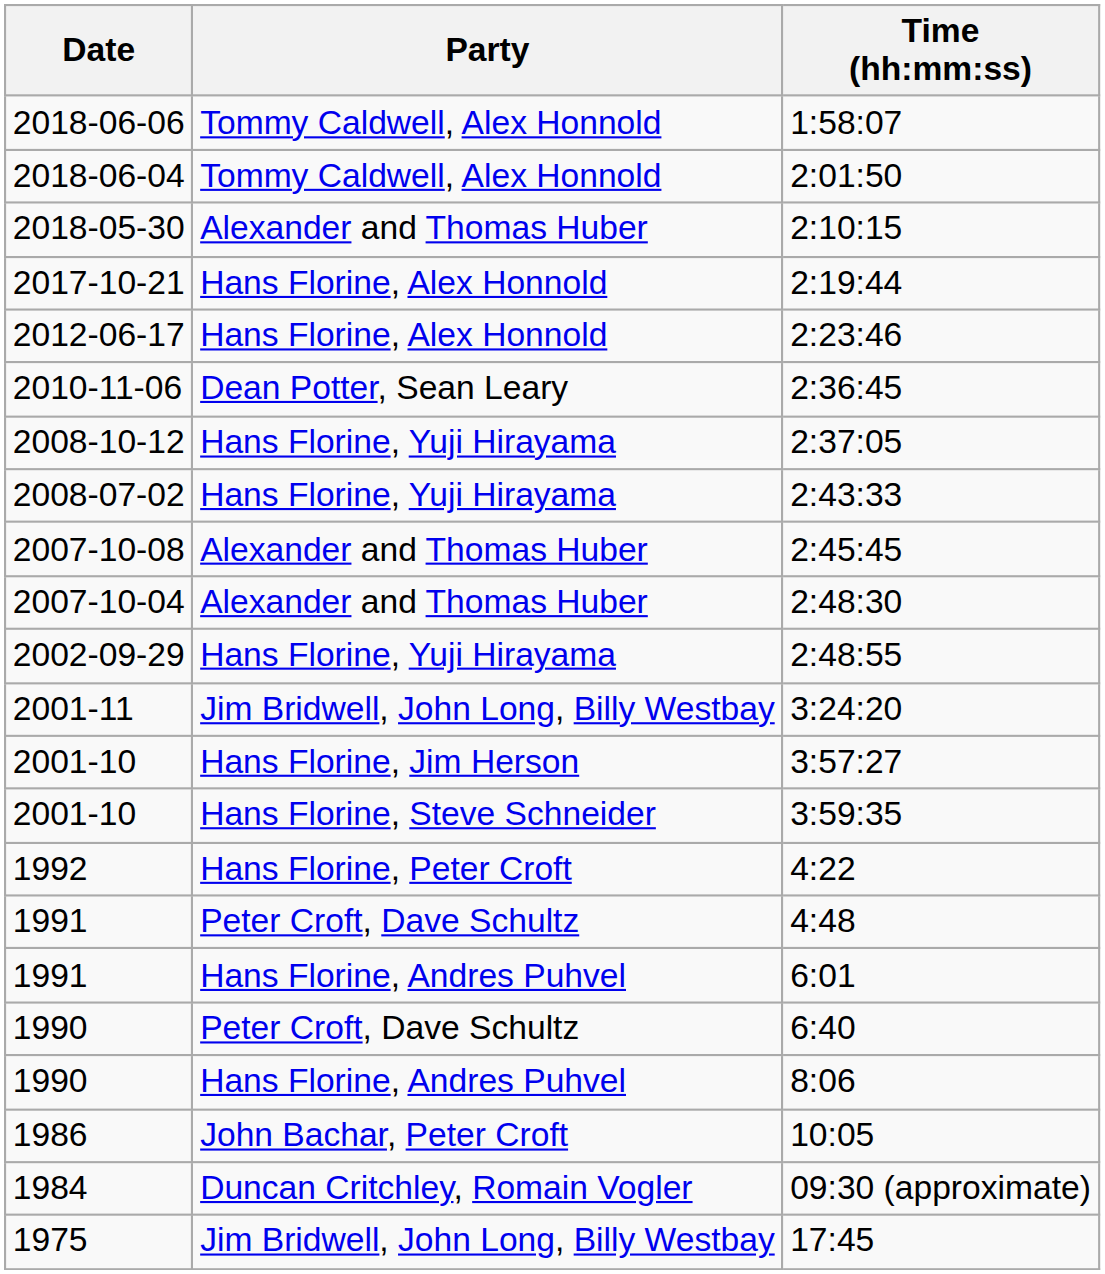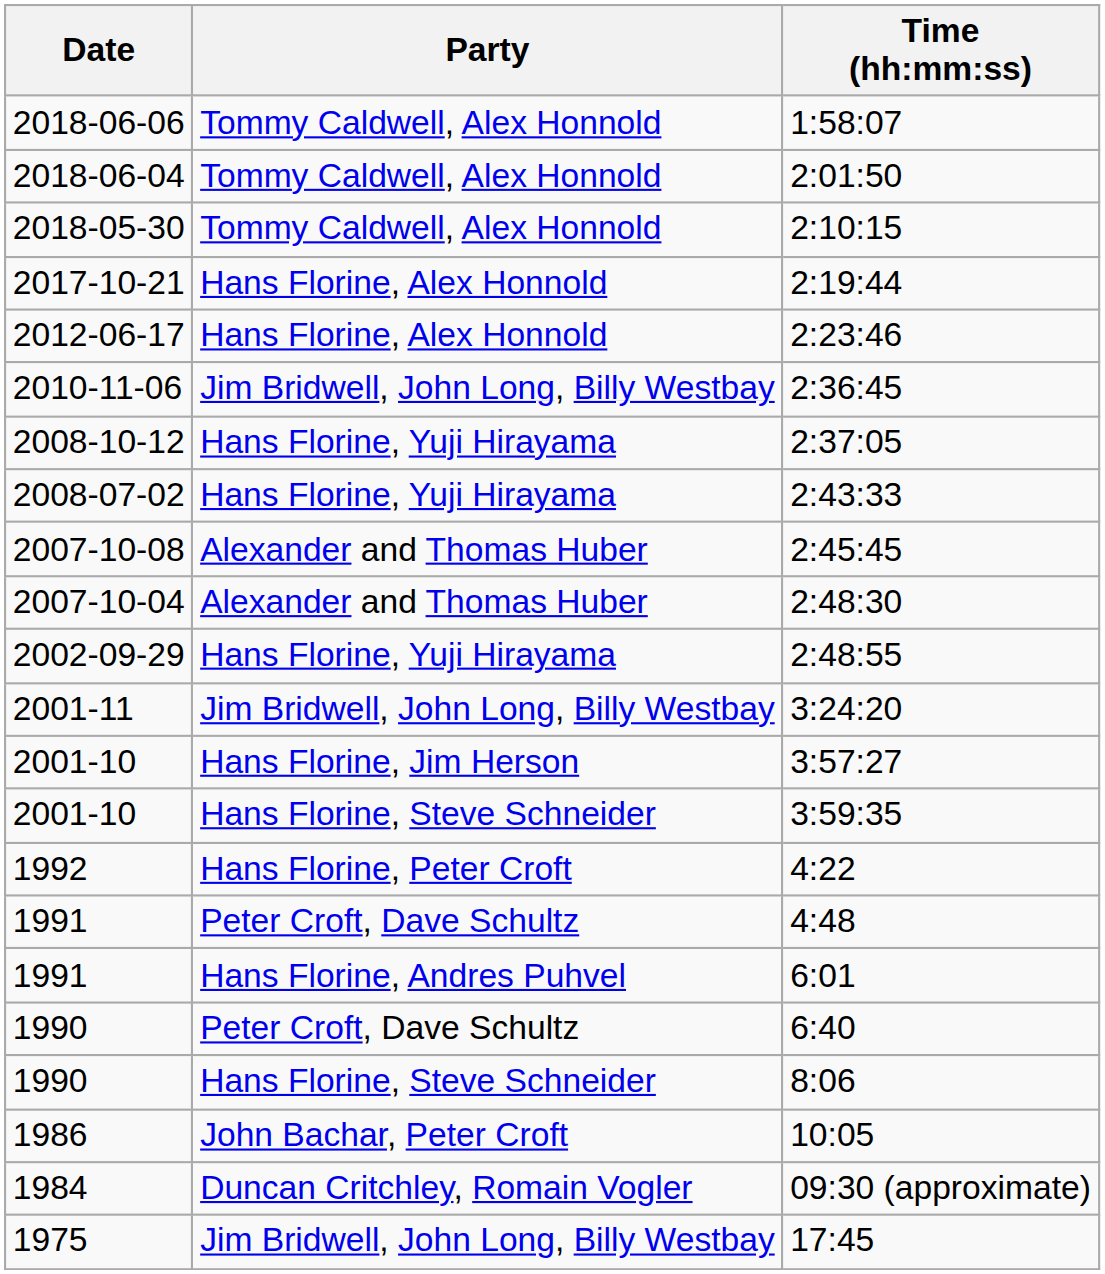(424, 228) Alexander and Thomas Huber -> (431, 228) Tommy Caldwell, Alex Honnold
(384, 388) Dean Potter, Sean Leary -> (487, 388) Jim Bridwell, John Long, Billy Westbay
(413, 1081) Hans Florine, Andres Puhvel -> (428, 1081) Hans Florine, Steve Schneider
